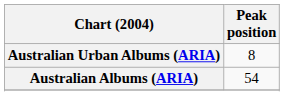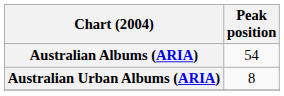rows swapped: (114, 78) <-> (114, 55)
